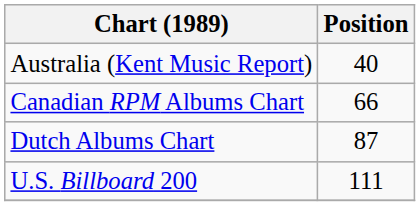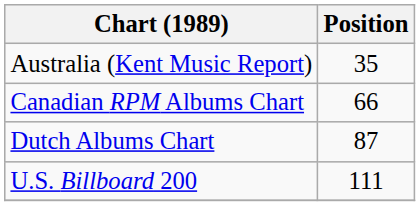(366, 63) 40 -> (366, 63) 35
